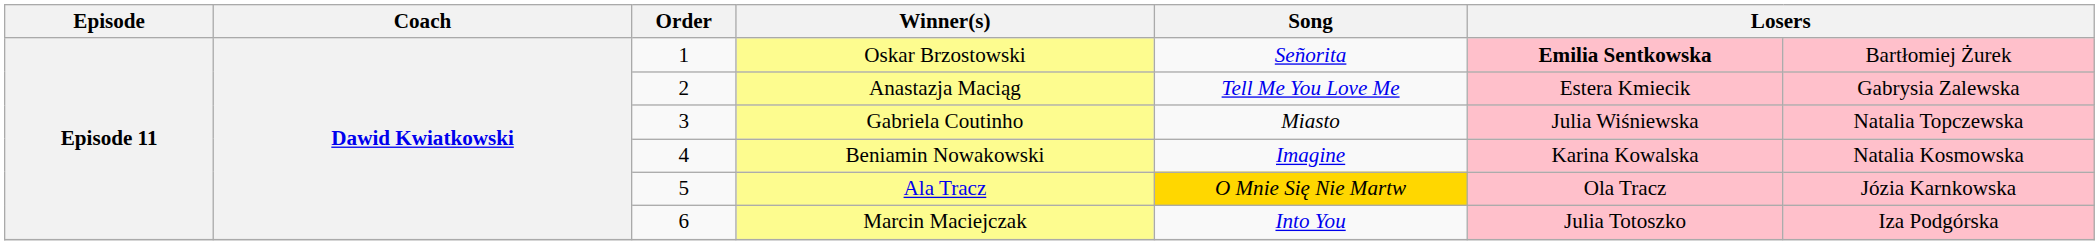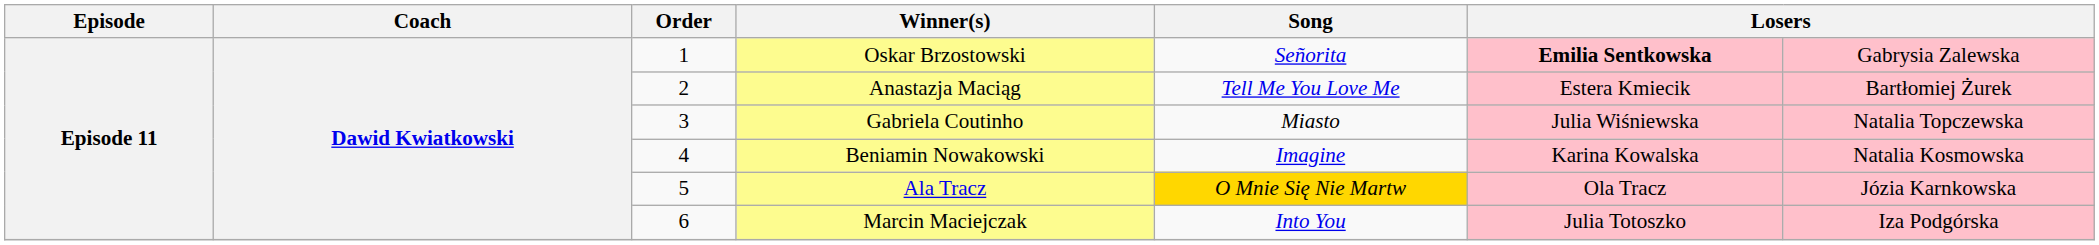(1939, 54) Bartłomiej Żurek -> (1939, 54) Gabrysia Zalewska
(1939, 88) Gabrysia Zalewska -> (1939, 88) Bartłomiej Żurek
